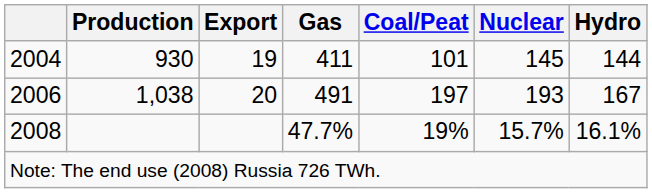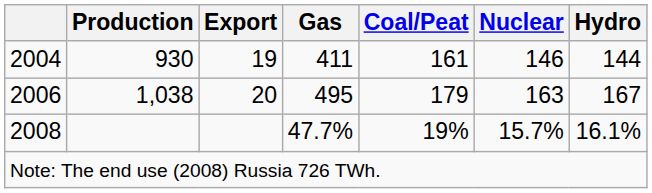(449, 59) 101 -> (449, 59) 161
(545, 59) 145 -> (545, 59) 146
(334, 95) 491 -> (334, 95) 495
(449, 95) 197 -> (449, 95) 179
(545, 95) 193 -> (545, 95) 163
